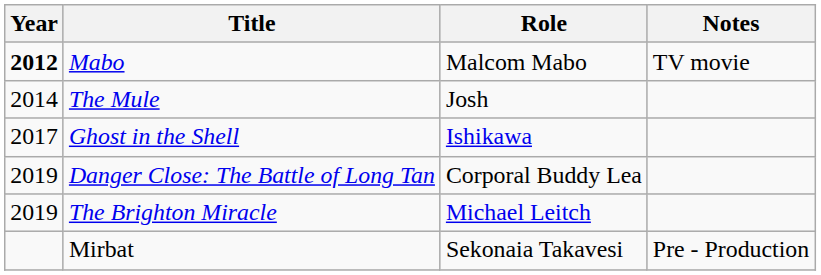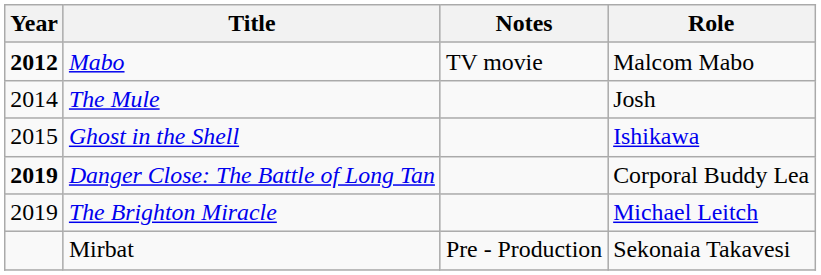columns swapped: (544, 23) <-> (731, 23)
(34, 136) 2017 -> (34, 136) 2015
(34, 174) normal -> (34, 174) bold
